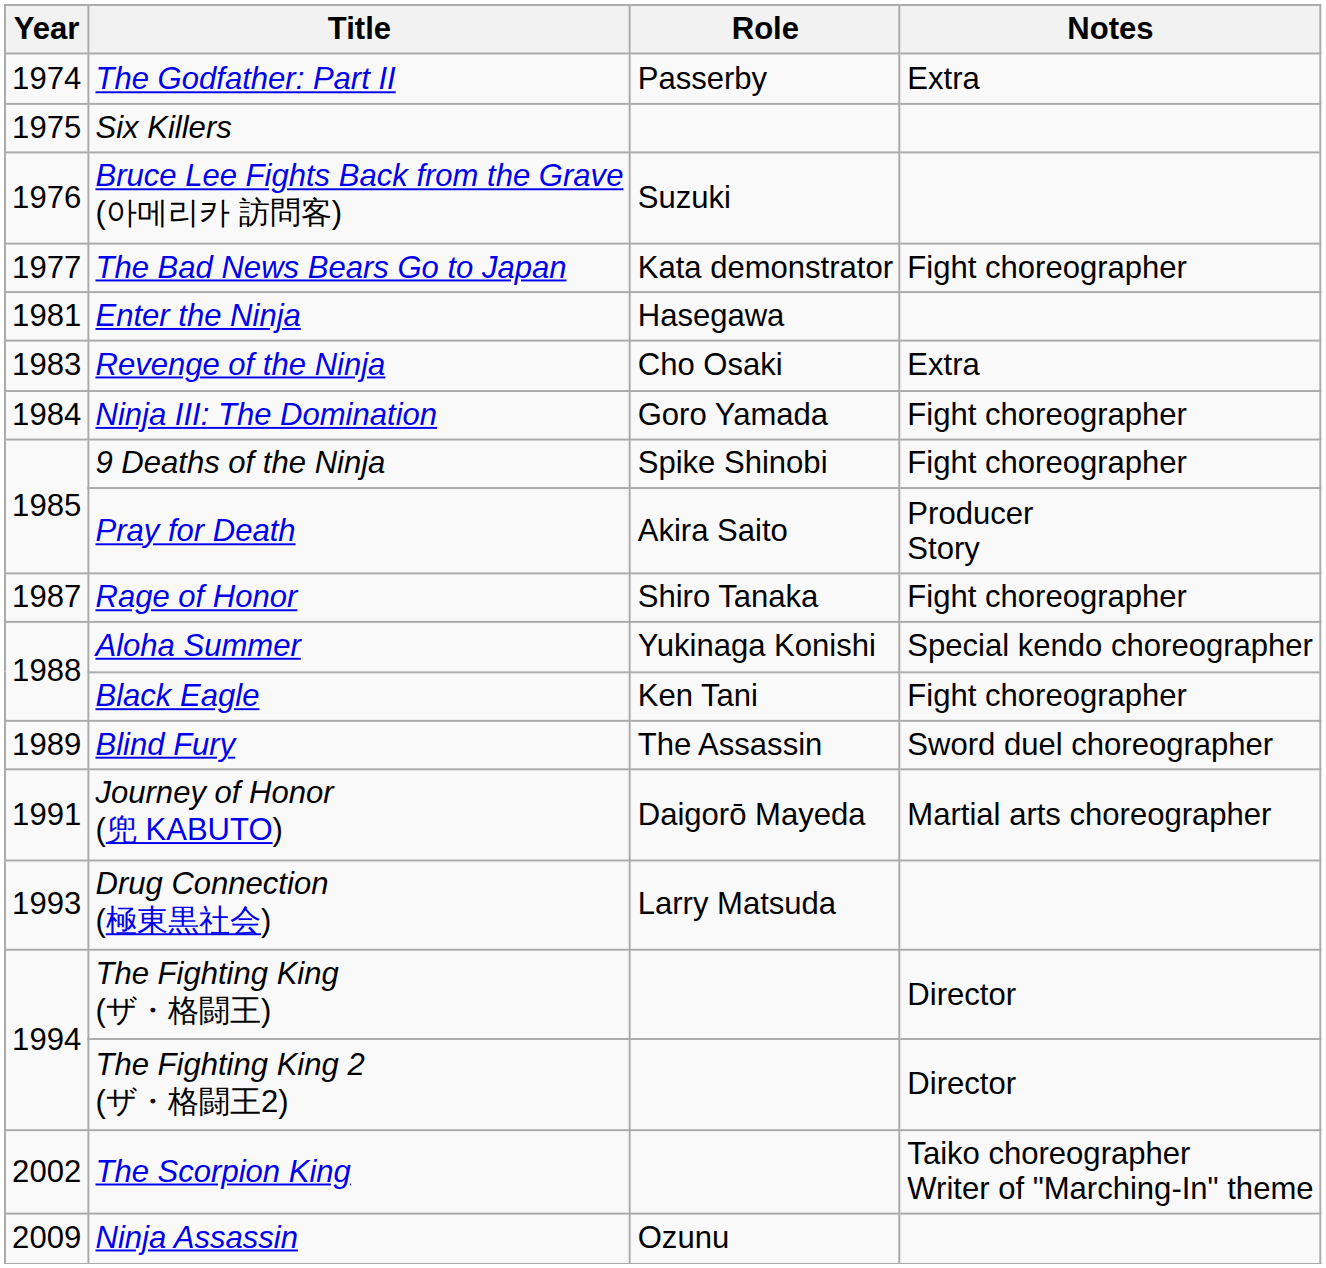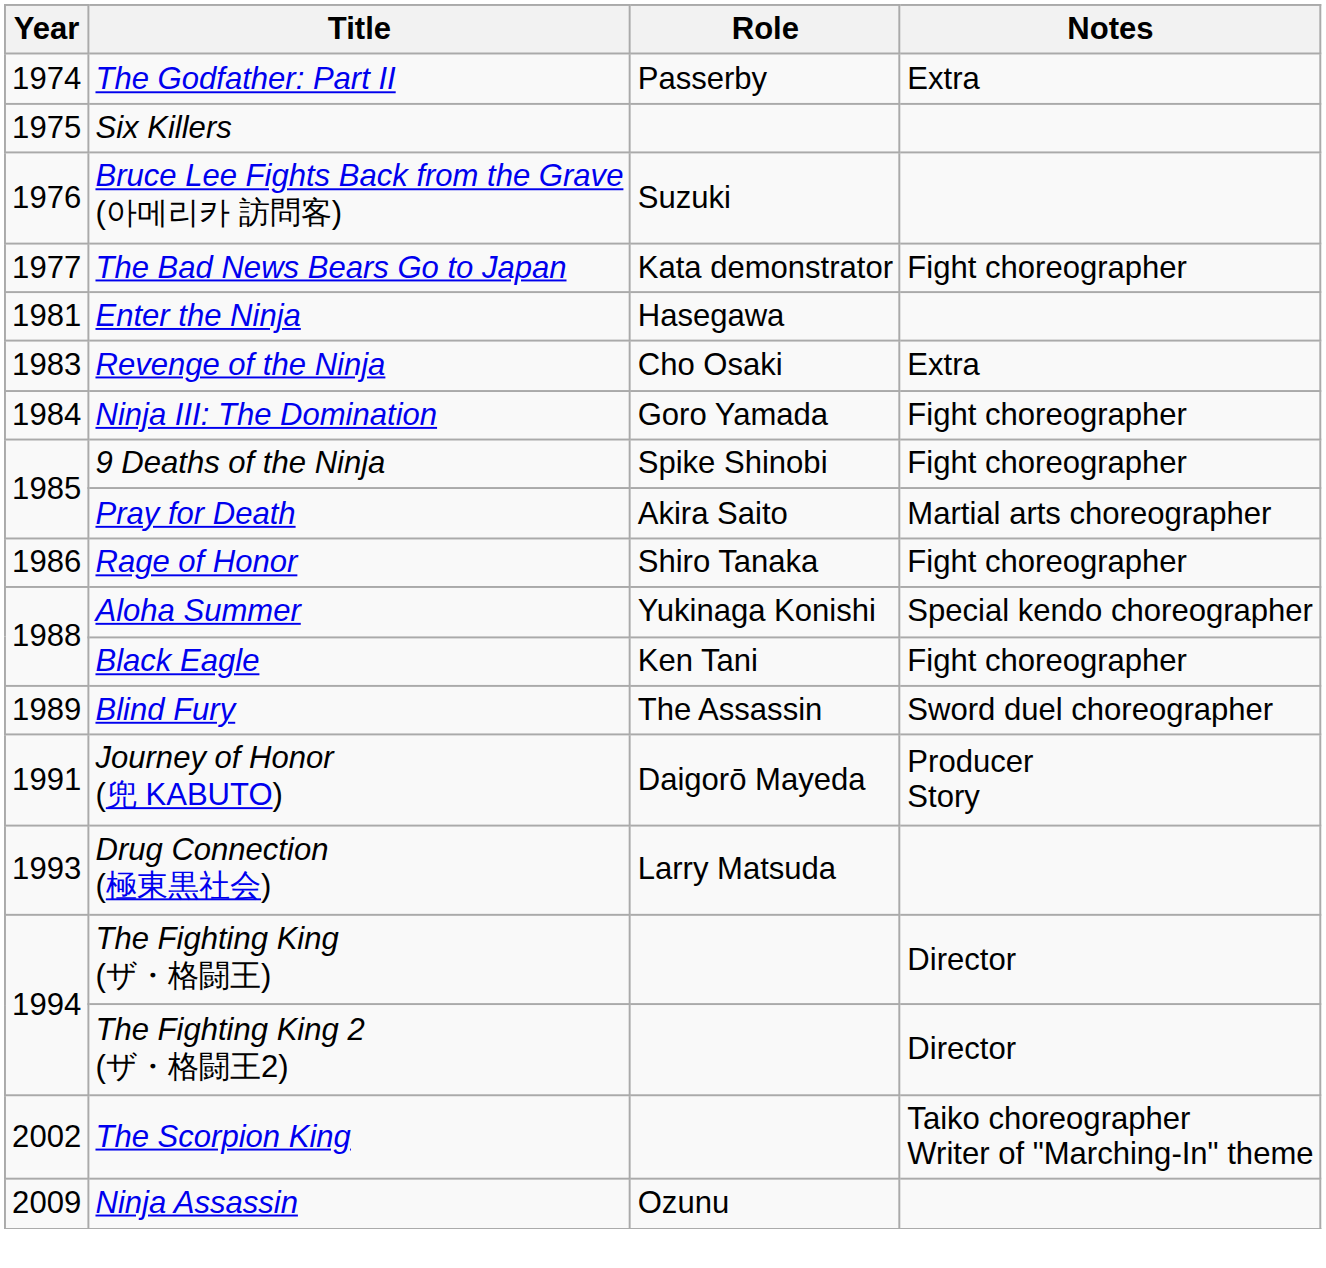(970, 530) Producer Story -> (1089, 512) Martial arts choreographer
(47, 597) 1987 -> (47, 562) 1986
(1089, 814) Martial arts choreographer -> (970, 779) Producer Story
